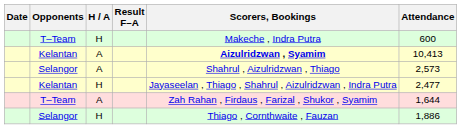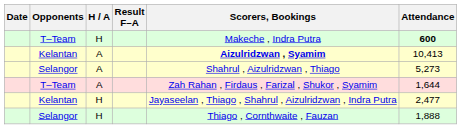(428, 38) normal -> (428, 38) bold
(428, 69) 2,573 -> (428, 69) 5,273
rows swapped: (58, 100) <-> (58, 85)
(428, 116) 1,886 -> (428, 116) 1,888
